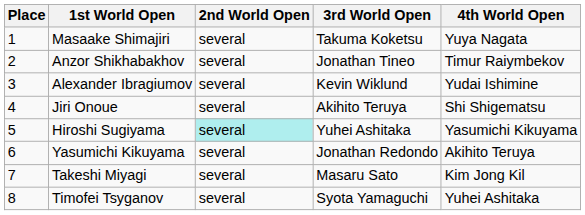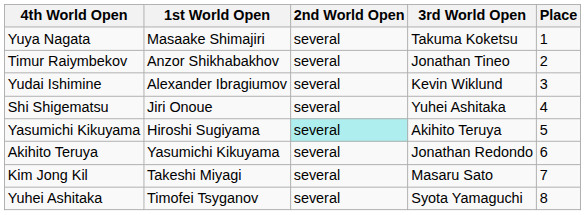columns swapped: (27, 15) <-> (511, 15)
(361, 107) Akihito Teruya -> (459, 107) Yuhei Ashitaka
(364, 130) Yuhei Ashitaka -> (456, 130) Akihito Teruya
